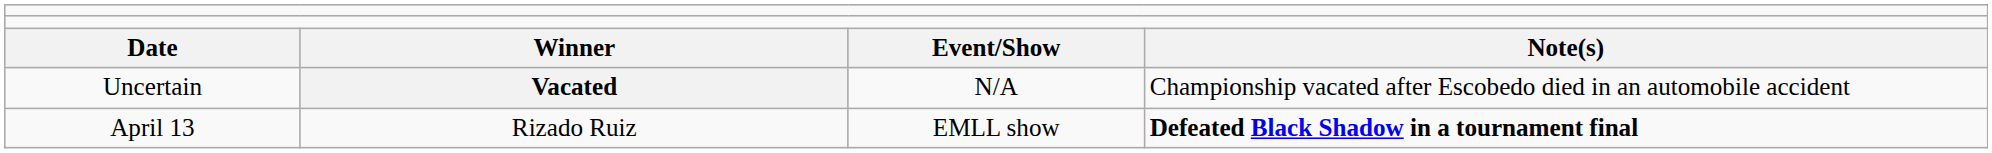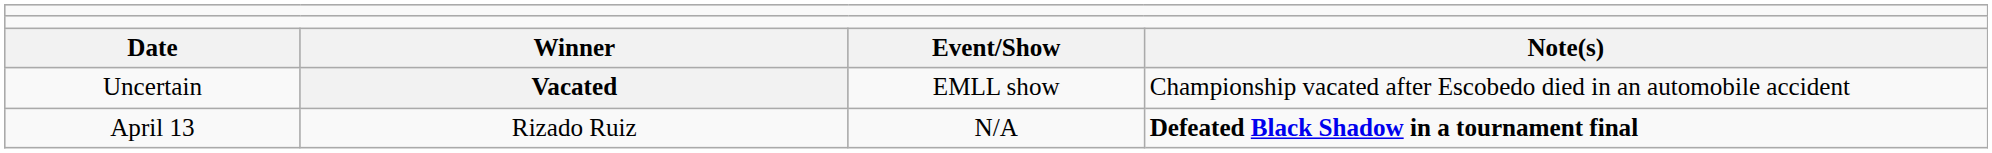(996, 87) N/A -> (996, 87) EMLL show
(996, 127) EMLL show -> (996, 127) N/A
